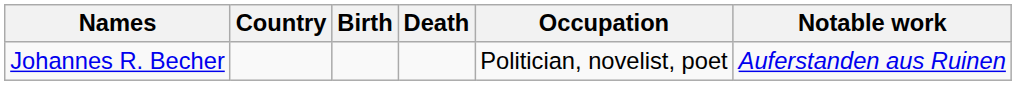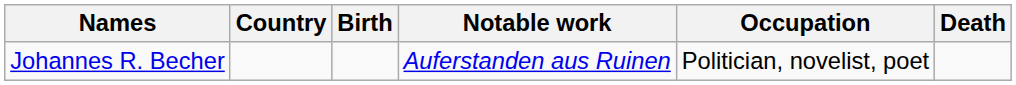columns swapped: (436, 23) <-> (872, 23)
